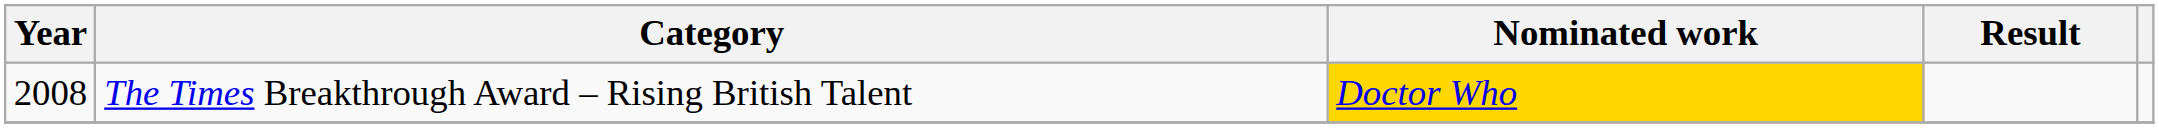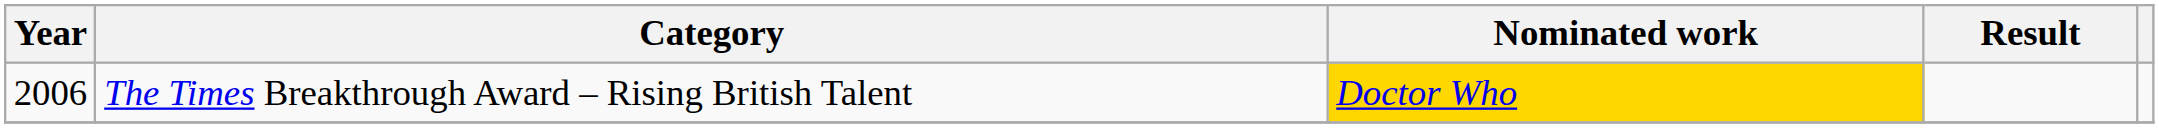(50, 92) 2008 -> (50, 92) 2006
